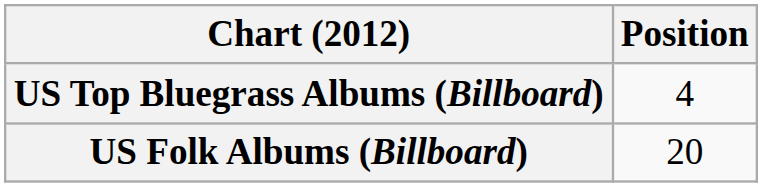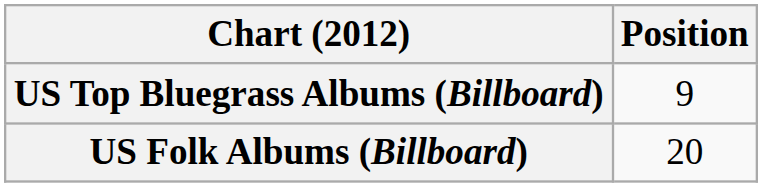(685, 92) 4 -> (685, 92) 9
